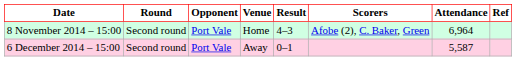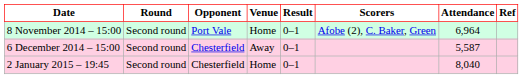(285, 30) 4–3 -> (291, 30) 0–1
(211, 47) Port Vale -> (218, 47) Chesterfield
+ row: (58, 64)
